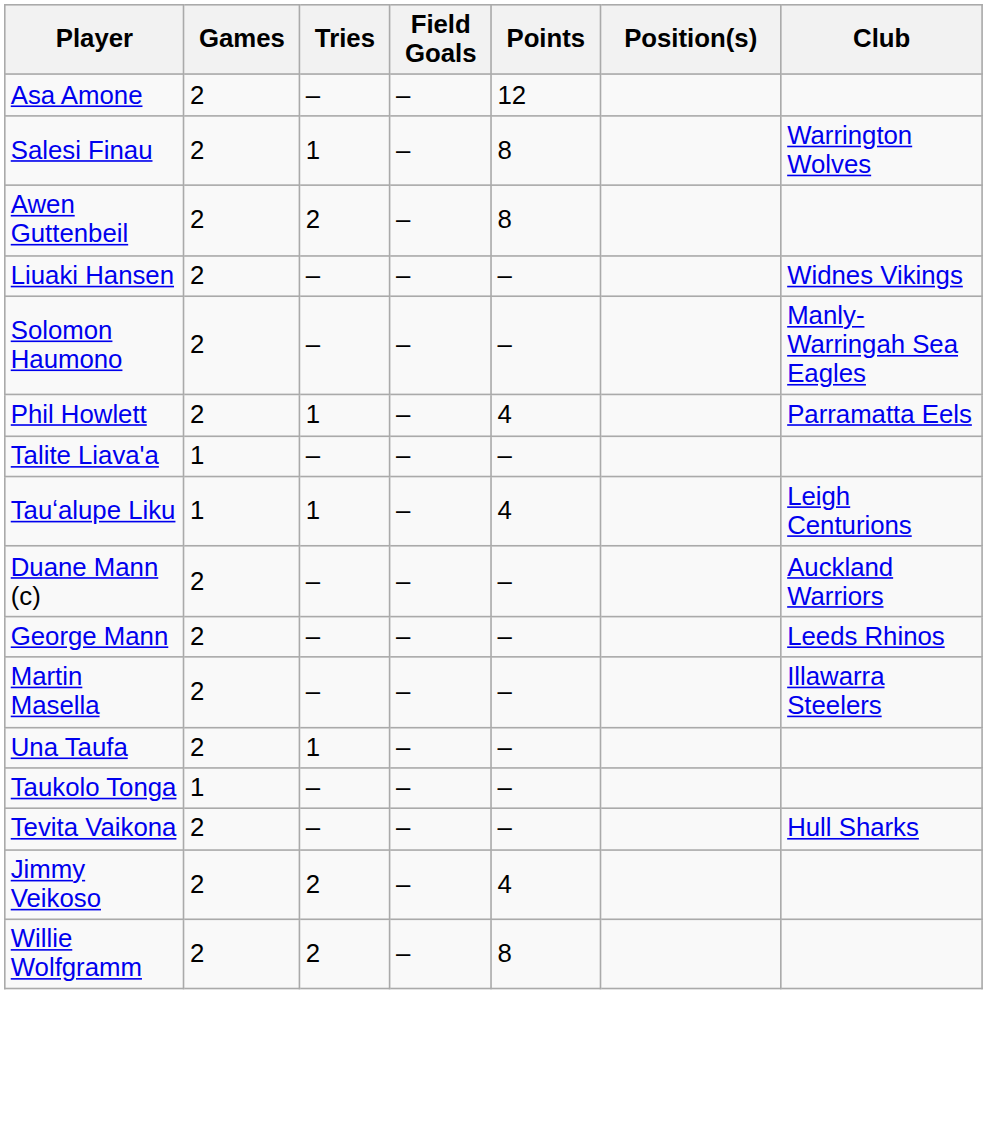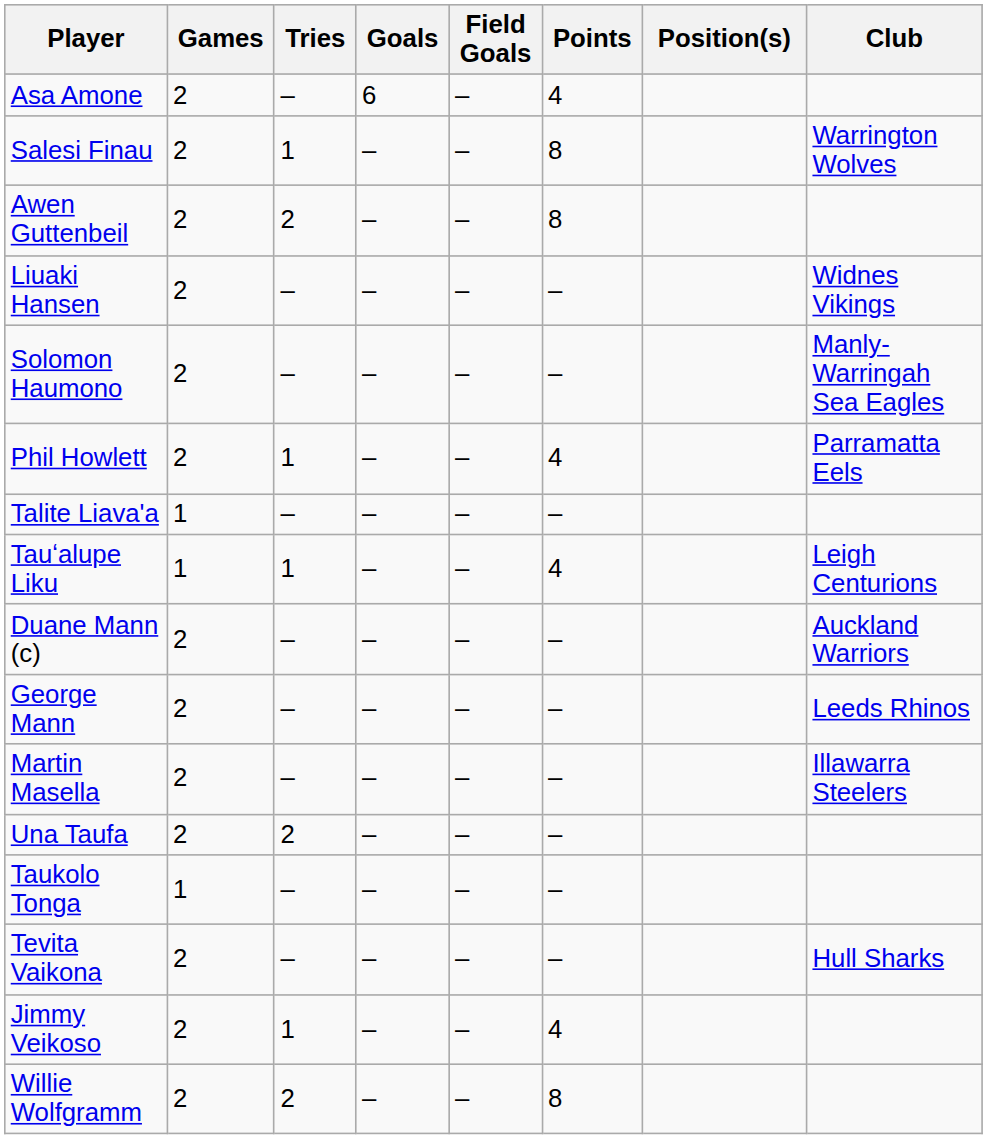+ column: (403, 39)
(512, 94) 12 -> (555, 94) 4
(313, 747) 1 -> (288, 833) 2
(313, 884) 2 -> (288, 1028) 1
